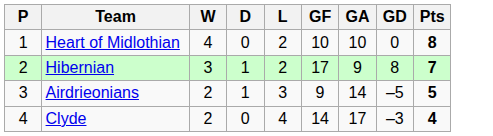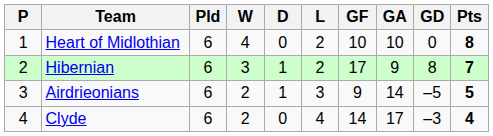+ column: (208, 17)
